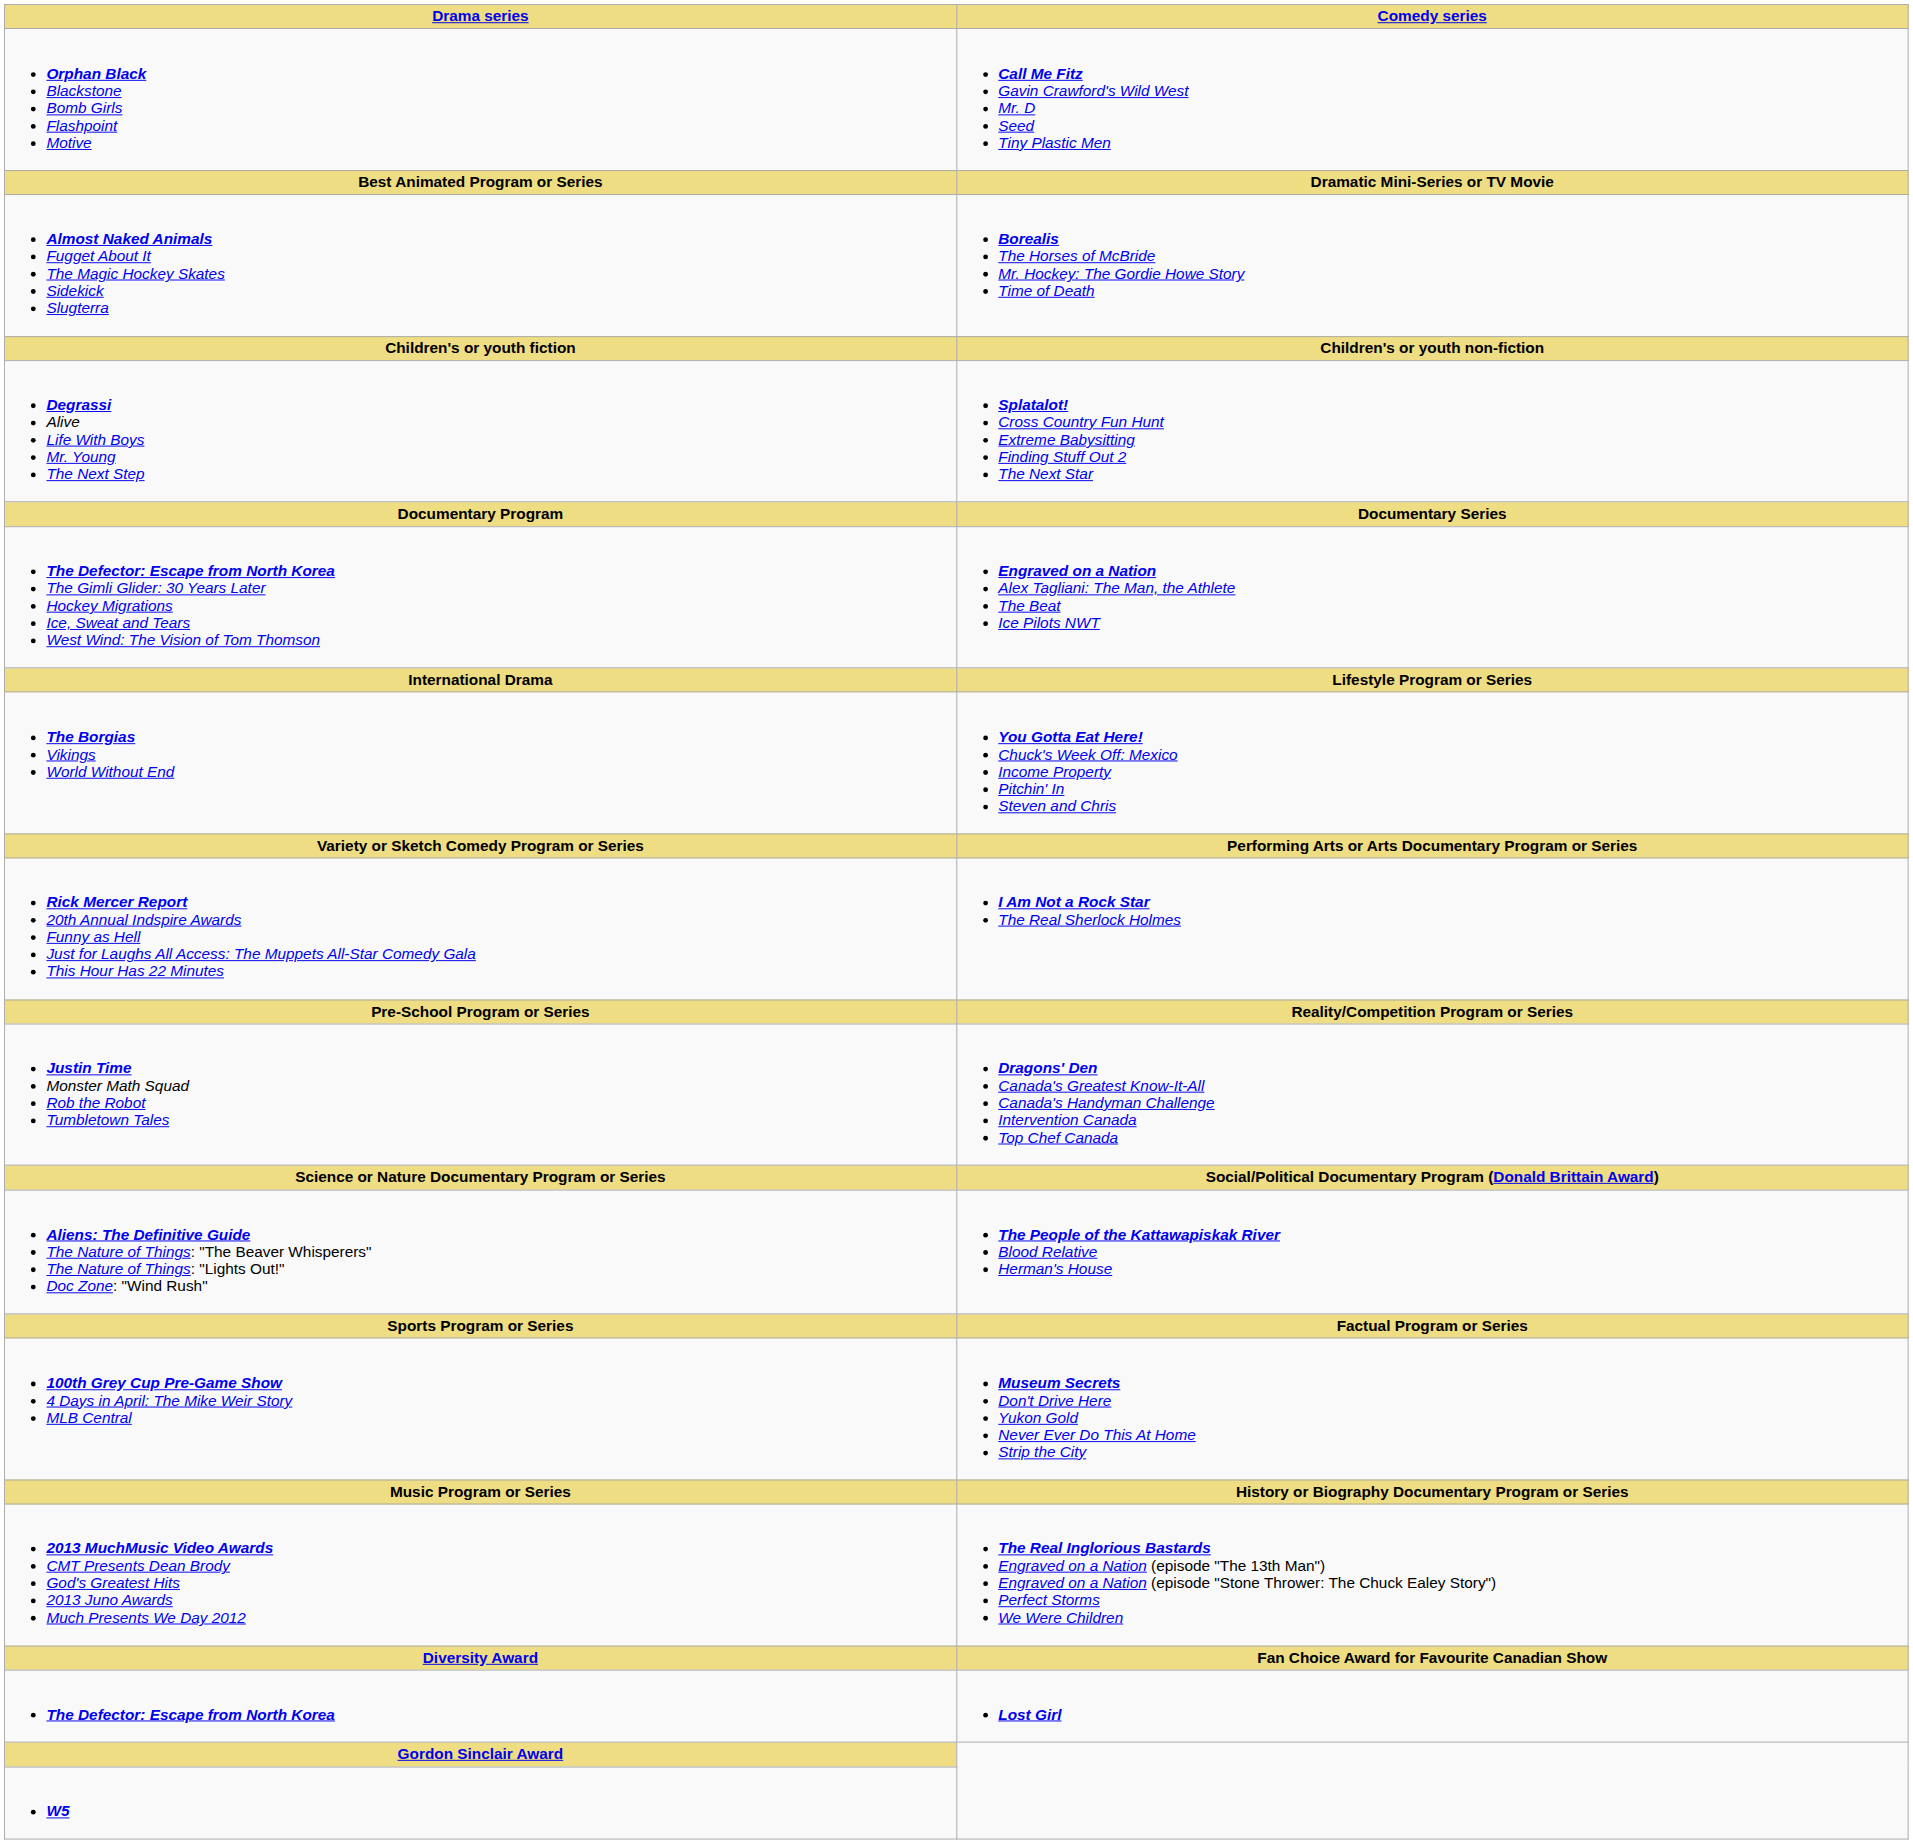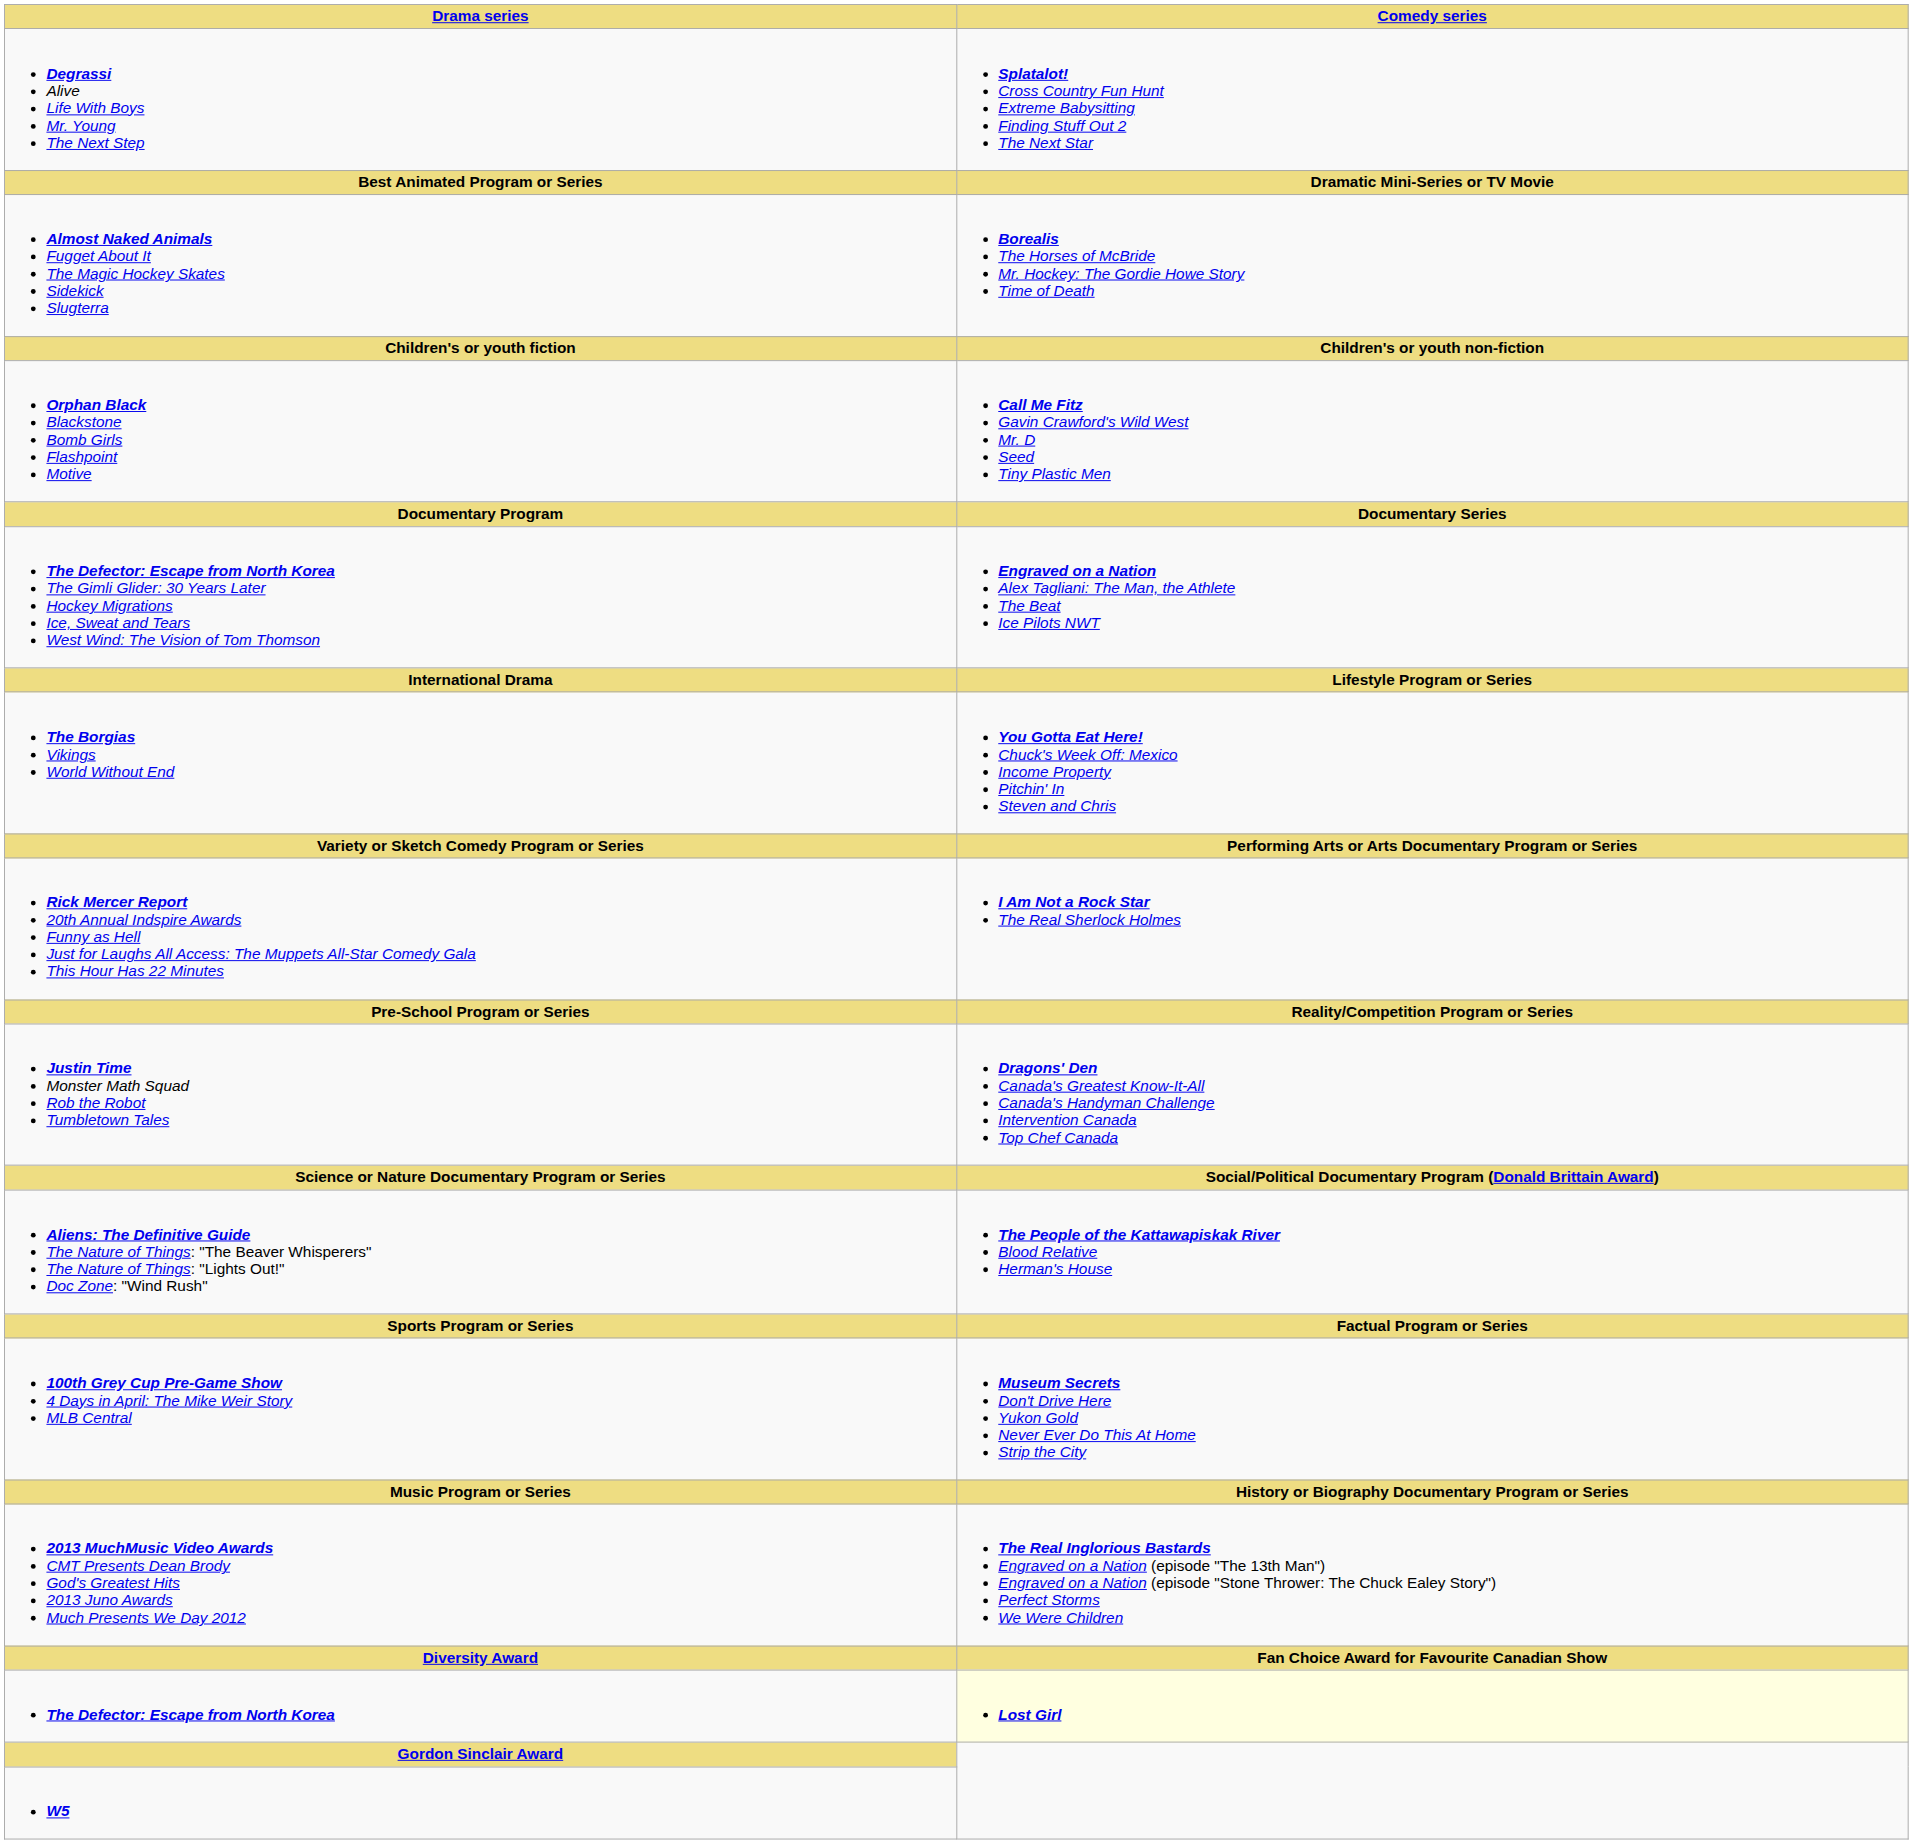rows swapped: (480, 108) <-> (480, 440)
(1432, 1715) no background -> (1432, 1715) lightyellow background
